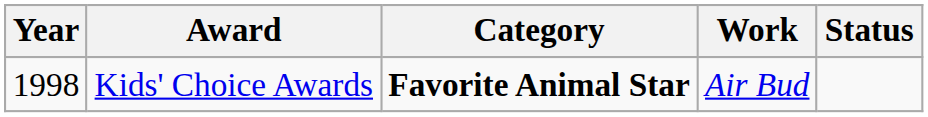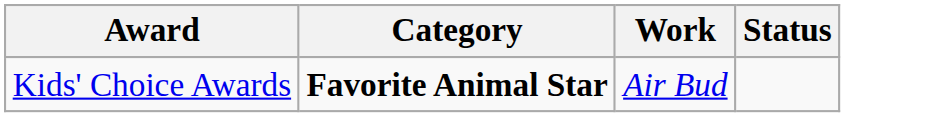- column: (46, 30)
